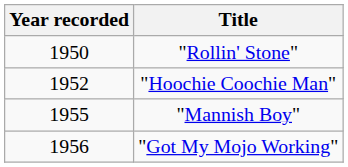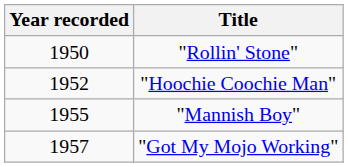(69, 146) 1956 -> (69, 146) 1957
